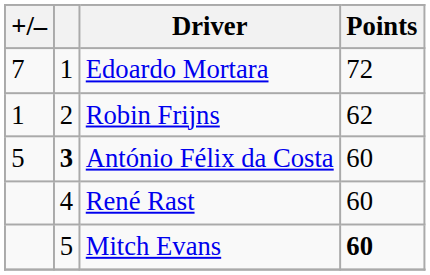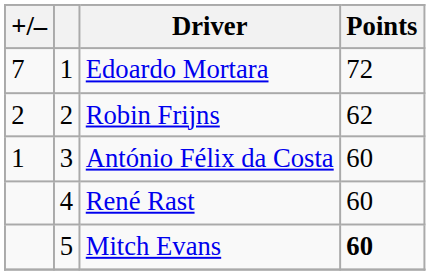(18, 114) 1 -> (18, 114) 2
(18, 158) 5 -> (18, 158) 1
(66, 158) bold -> (66, 158) normal
